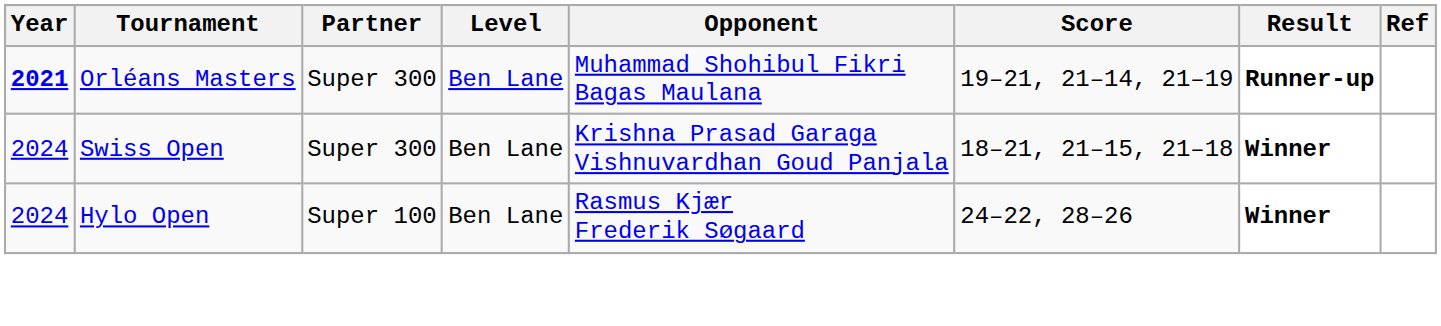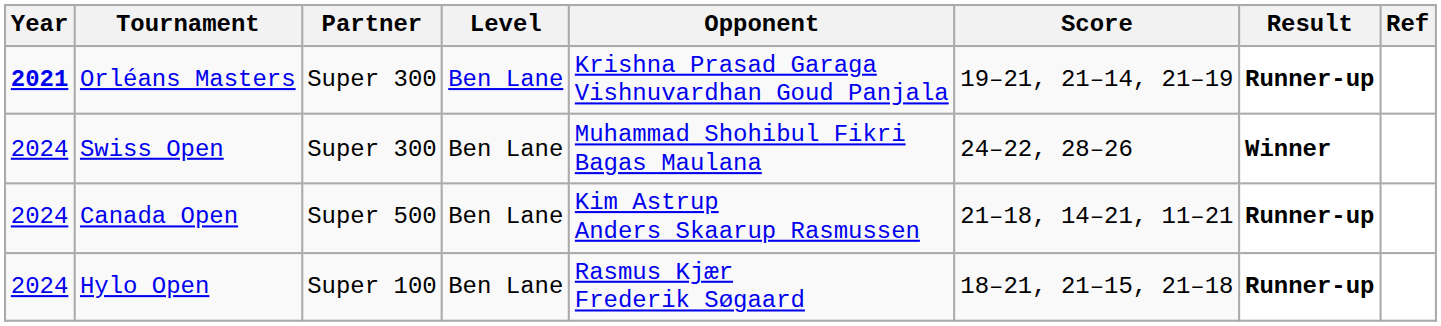(740, 80) Muhammad Shohibul Fikri Bagas Maulana -> (762, 80) Krishna Prasad Garaga Vishnuvardhan Goud Panjala
(762, 149) Krishna Prasad Garaga Vishnuvardhan Goud Panjala -> (740, 149) Muhammad Shohibul Fikri Bagas Maulana
(1097, 149) 18–21, 21–15, 21–18 -> (1047, 149) 24–22, 28–26
+ row: (159, 217)
(1047, 217) 24–22, 28–26 -> (1097, 286) 18–21, 21–15, 21–18
(1288, 217) Winner -> (1310, 286) Runner-up
